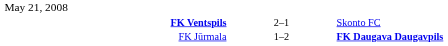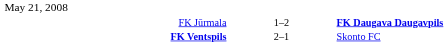rows swapped: (199, 22) <-> (202, 36)
